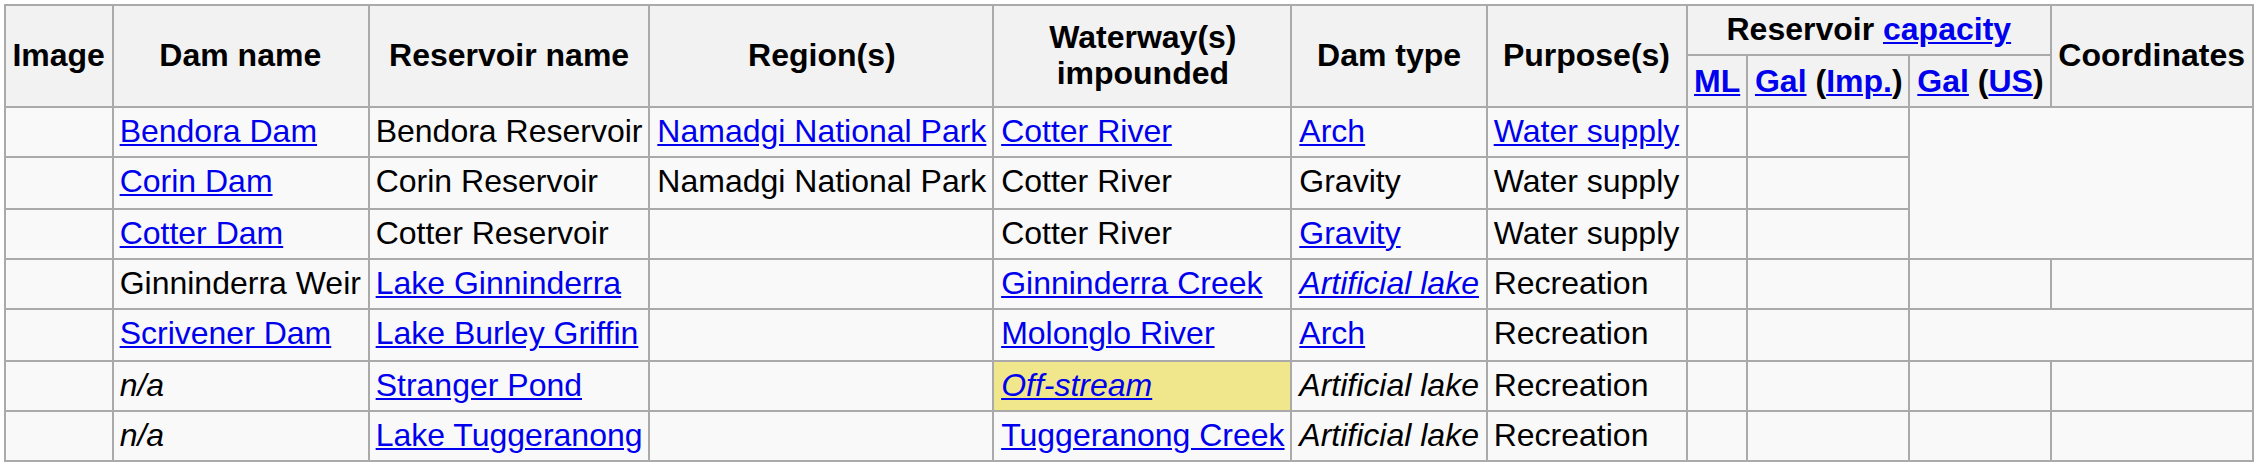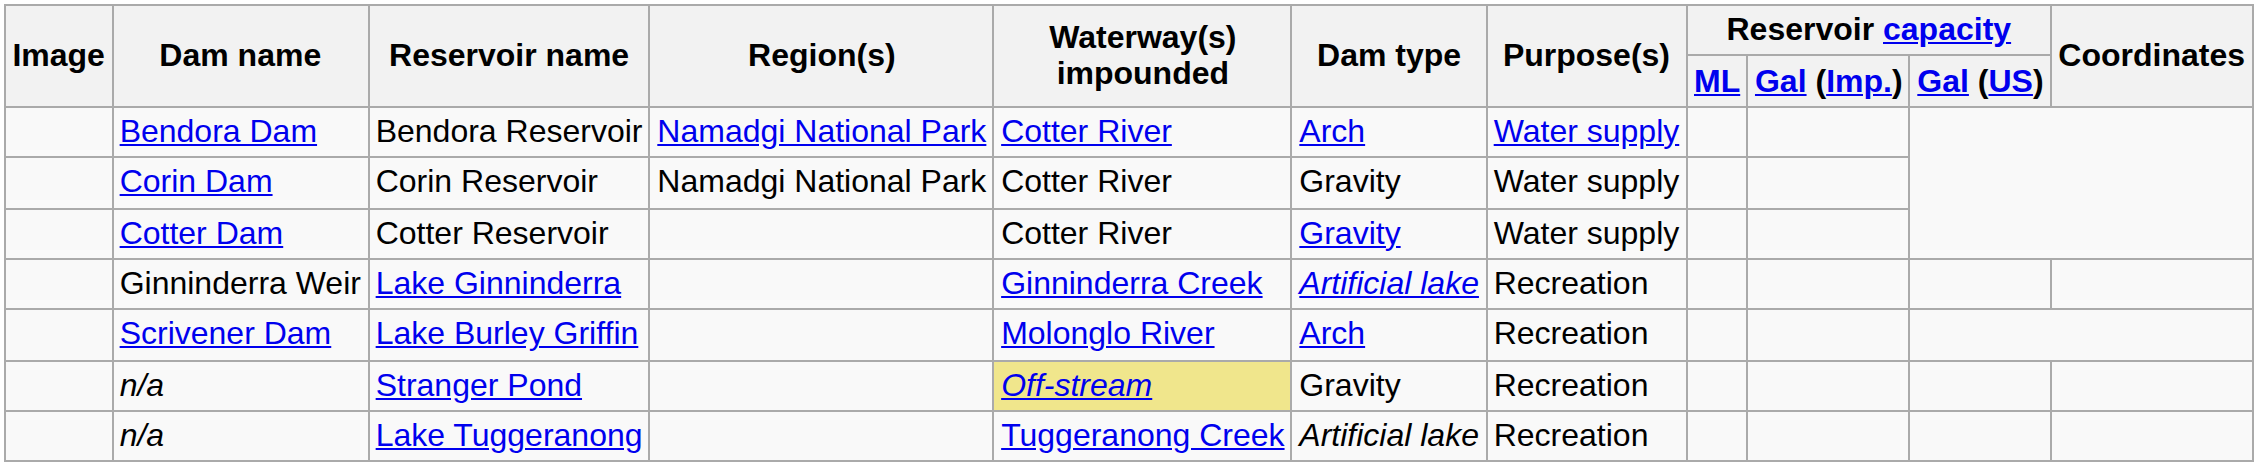(1389, 385) Artificial lake -> (1350, 385) Gravity
